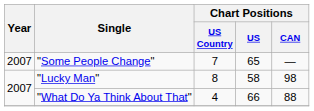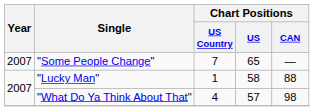(215, 79) 8 -> (215, 79) 1
(290, 79) 98 -> (290, 79) 88
(254, 97) 66 -> (254, 97) 57
(290, 97) 88 -> (290, 97) 98
